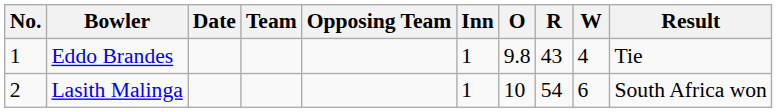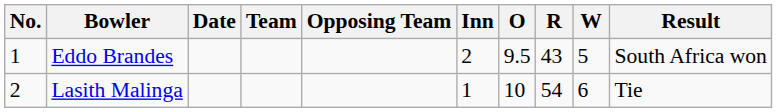(467, 55) 1 -> (467, 55) 2
(517, 55) 9.8 -> (517, 55) 9.5
(583, 55) 4 -> (583, 55) 5
(629, 55) Tie -> (691, 55) South Africa won
(691, 90) South Africa won -> (629, 90) Tie
